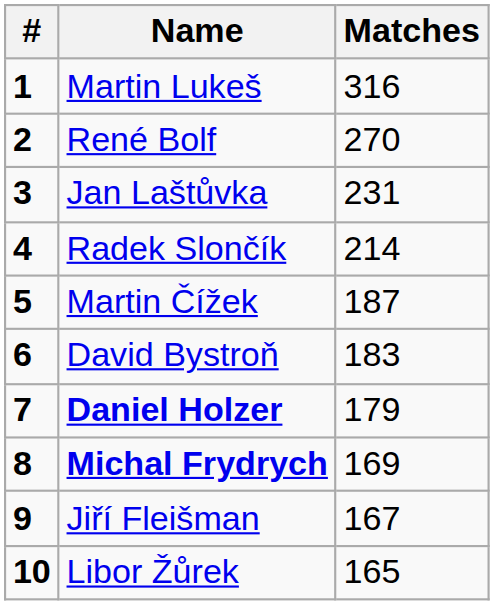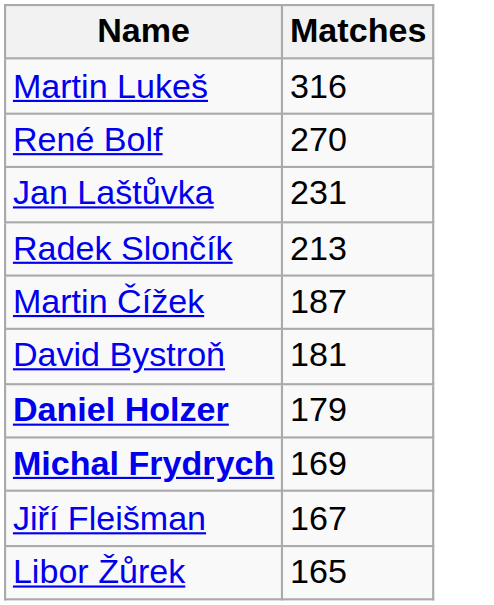- column: (32, 31)
(372, 247) 214 -> (318, 247) 213
(372, 355) 183 -> (318, 355) 181
